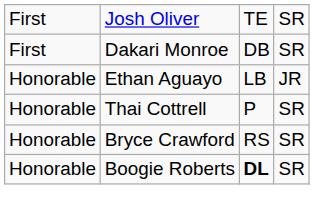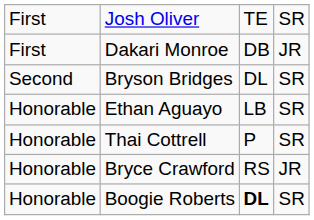(292, 49) SR -> (290, 49) JR
+ row: (169, 79)
(290, 79) JR -> (292, 109) SR
(292, 139) SR -> (290, 169) JR
